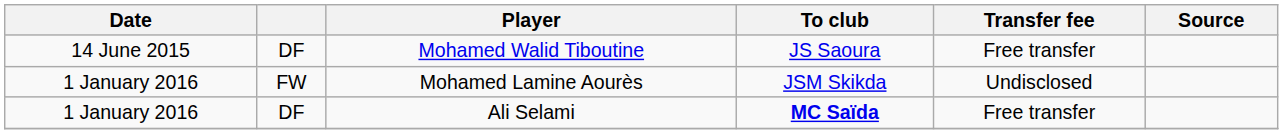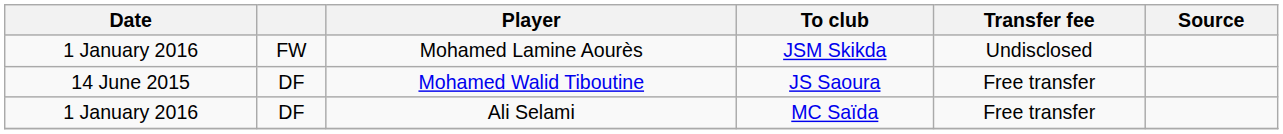rows swapped: (531, 51) <-> (531, 81)
(835, 112) bold -> (835, 112) normal
